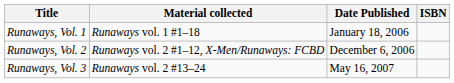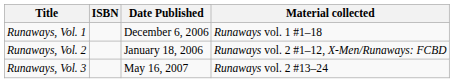columns swapped: (208, 13) <-> (433, 13)
(369, 31) January 18, 2006 -> (166, 31) December 6, 2006
(372, 50) December 6, 2006 -> (163, 50) January 18, 2006
